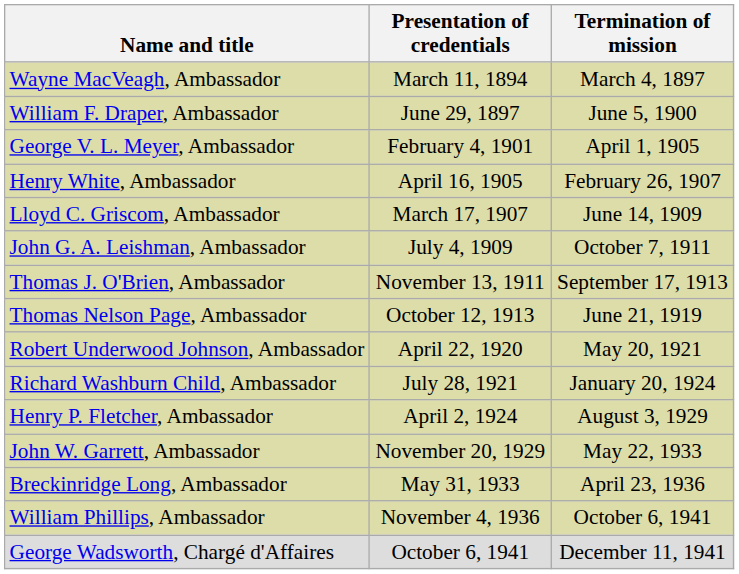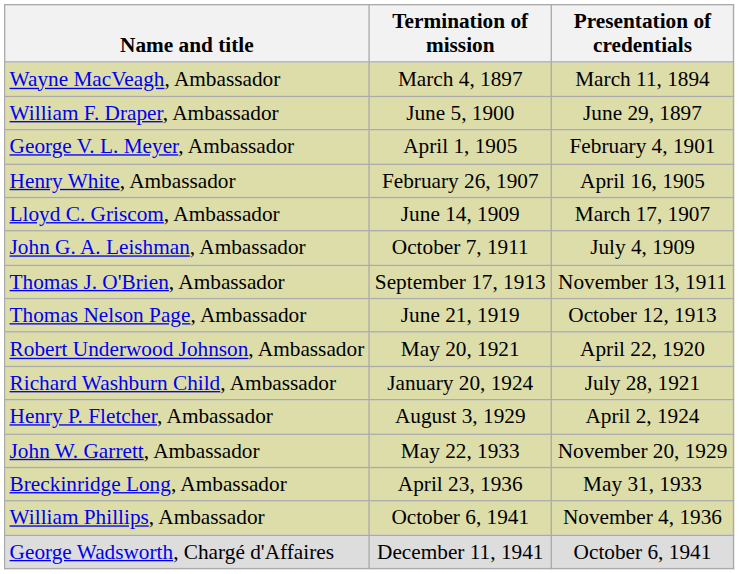columns swapped: (460, 33) <-> (642, 33)
